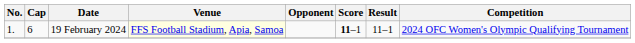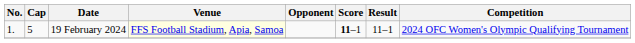(30, 29) 6 -> (30, 29) 5
